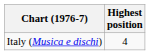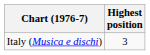(125, 41) 4 -> (125, 41) 3
